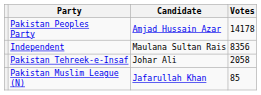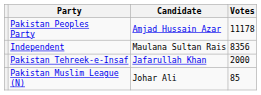(242, 29) 14178 -> (242, 29) 11178
(155, 60) Johar Ali -> (169, 60) Jafarullah Khan
(240, 60) 2058 -> (240, 60) 2000
(169, 79) Jafarullah Khan -> (155, 79) Johar Ali
